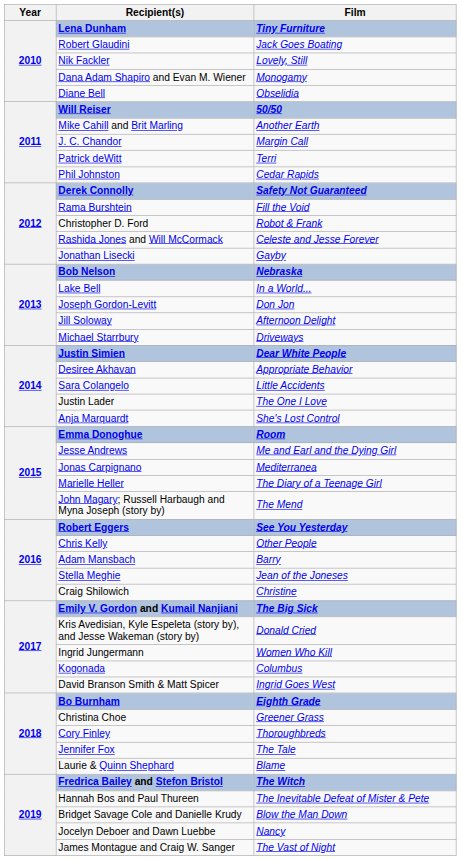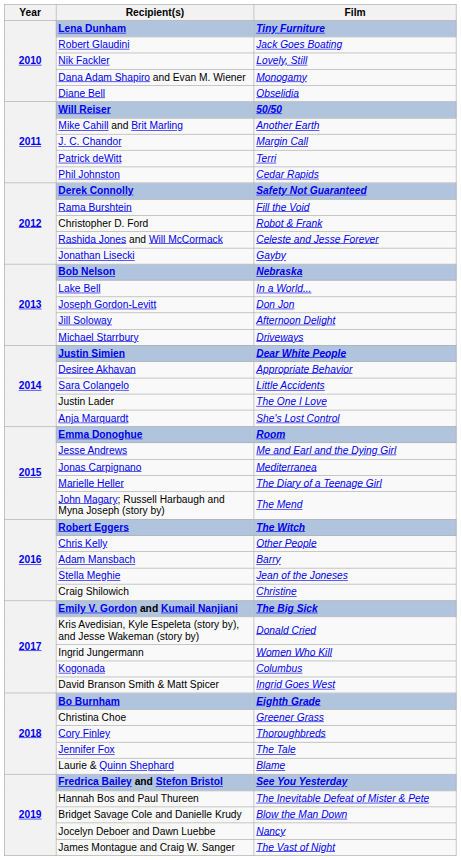(302, 527) See You Yesterday -> (281, 527) The Witch
(281, 782) The Witch -> (302, 782) See You Yesterday
